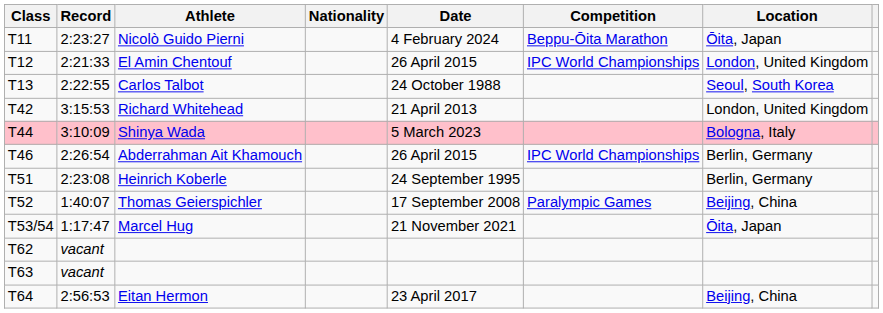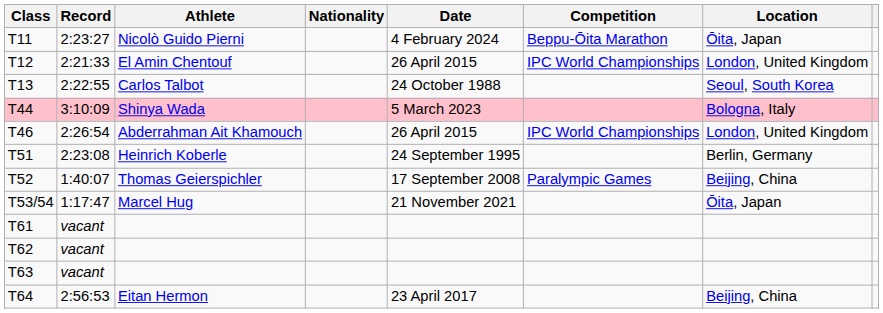- row: (21, 109)
(759, 156) Berlin, Germany -> (787, 132) London, United Kingdom
+ row: (21, 226)
